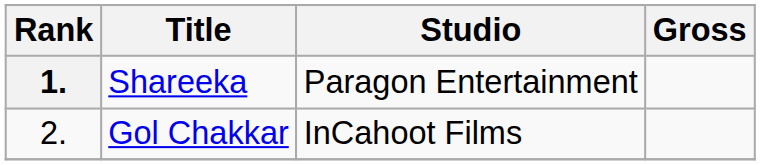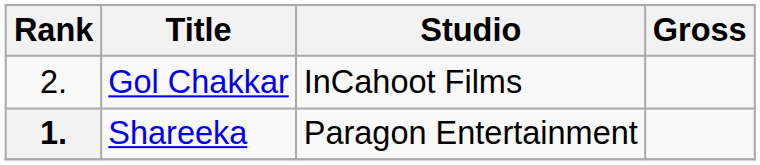rows swapped: (178, 81) <-> (199, 133)
